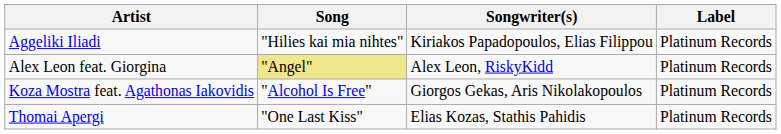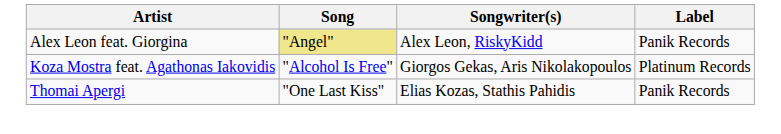- row: (55, 41)
(716, 66) Platinum Records -> (684, 41) Panik Records
(716, 116) Platinum Records -> (684, 91) Panik Records
